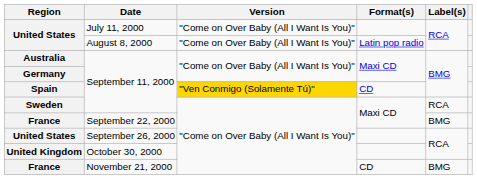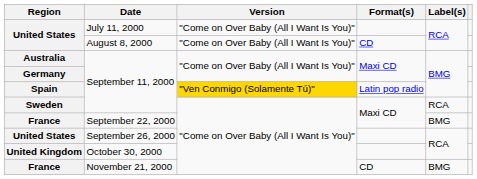(391, 43) Latin pop radio -> (366, 43) CD
(366, 89) CD -> (391, 89) Latin pop radio
